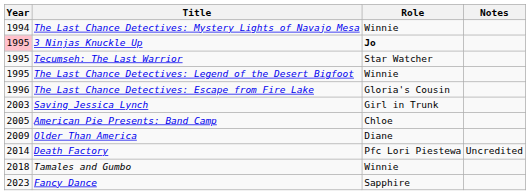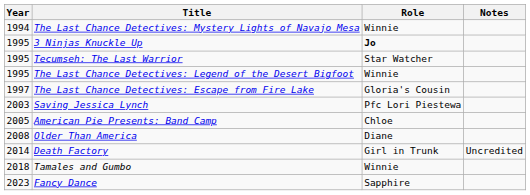(18, 43) pink background -> (18, 43) no background
(18, 89) 1996 -> (18, 89) 1997
(401, 105) Girl in Trunk -> (413, 105) Pfc Lori Piestewa
(18, 136) 2009 -> (18, 136) 2008
(413, 151) Pfc Lori Piestewa -> (401, 151) Girl in Trunk
